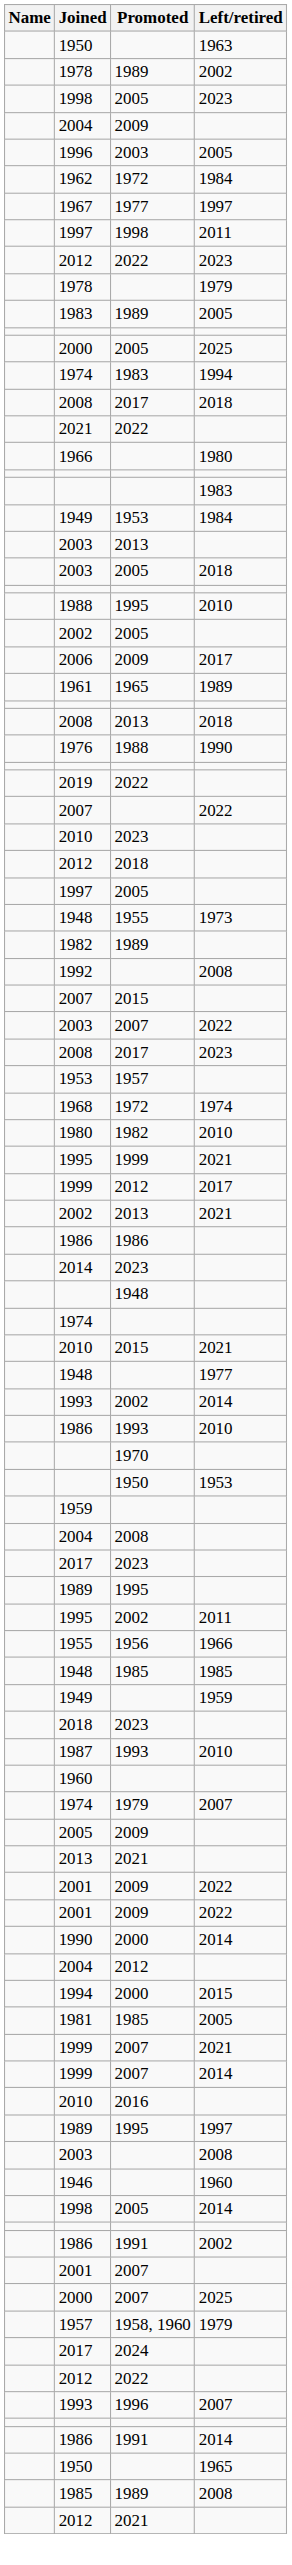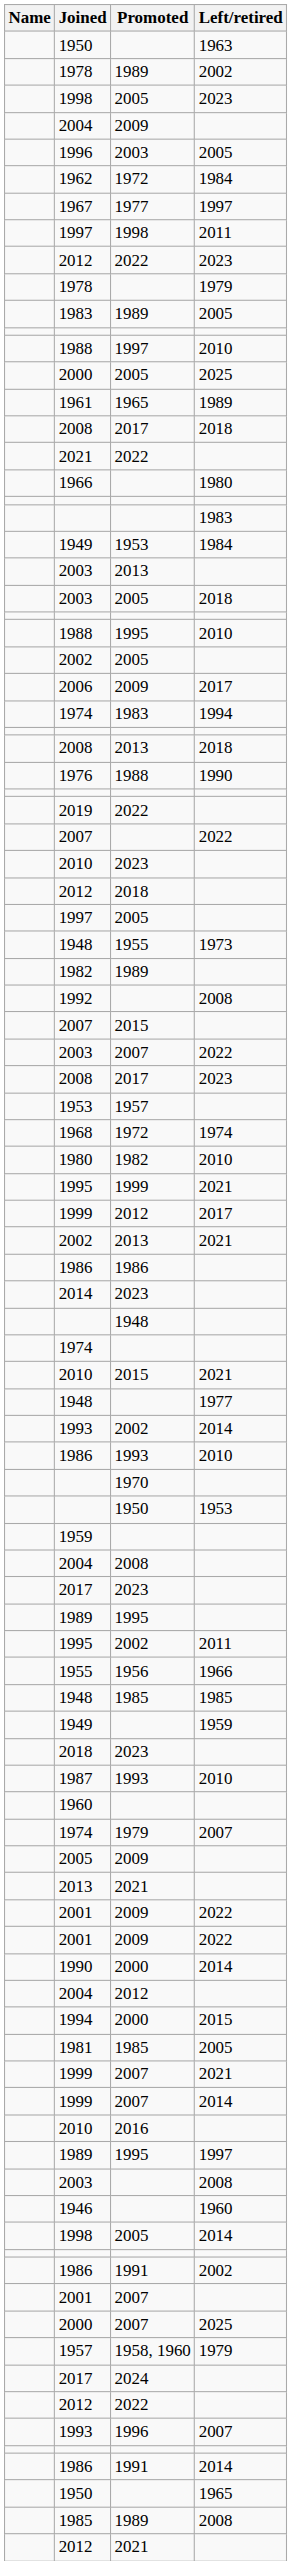+ row: (76, 348)
rows swapped: (76, 375) <-> (76, 686)
